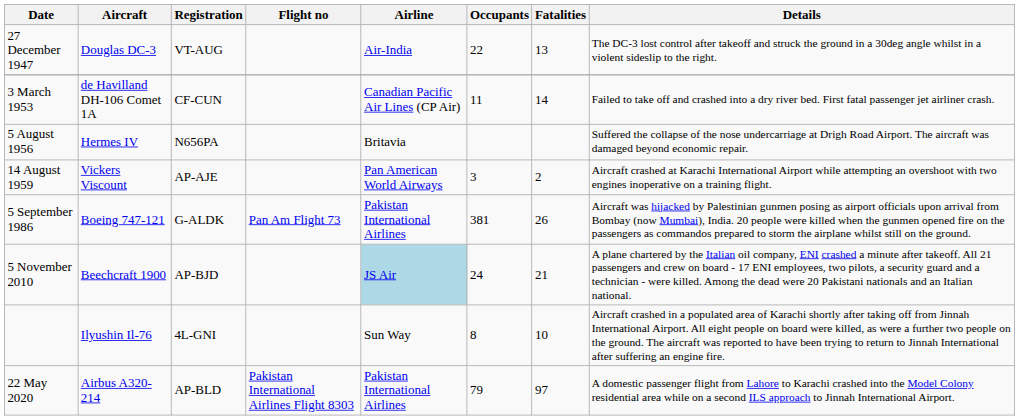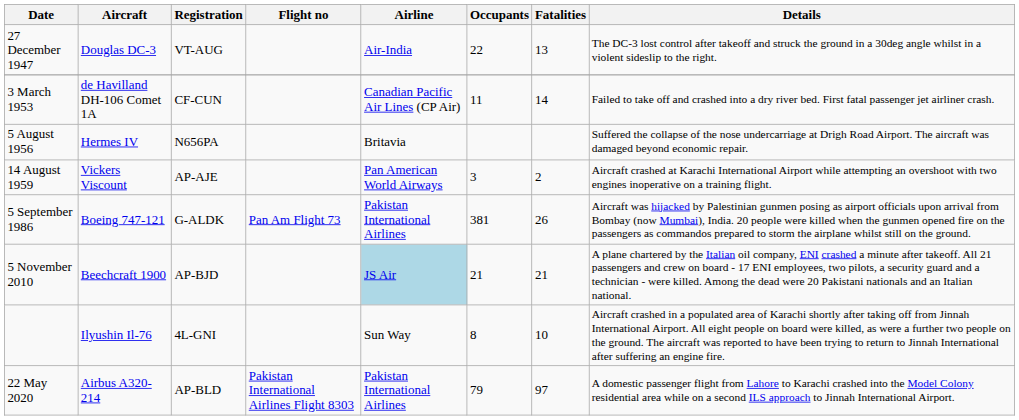(476, 274) 24 -> (476, 274) 21
